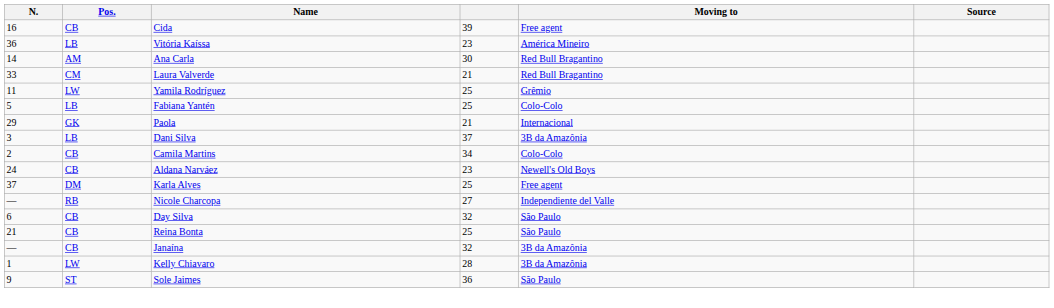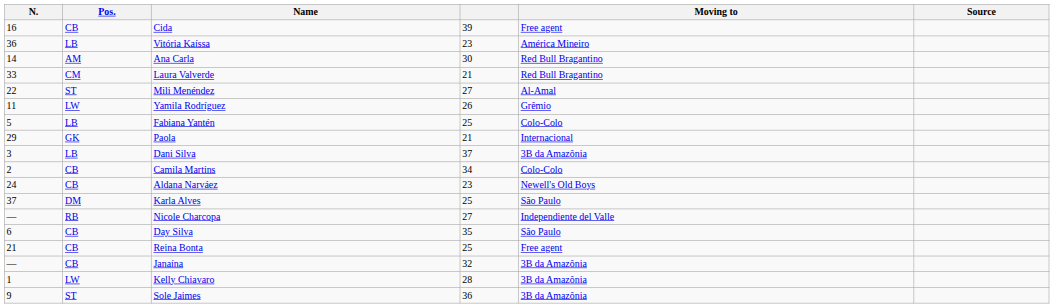+ row: (184, 91)
(467, 91) 25 -> (467, 106) 26
(541, 185) Free agent -> (541, 201) São Paulo
(467, 216) 32 -> (467, 232) 35
(541, 232) São Paulo -> (541, 248) Free agent
(541, 279) São Paulo -> (554, 295) 3B da Amazônia
